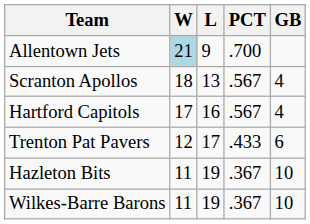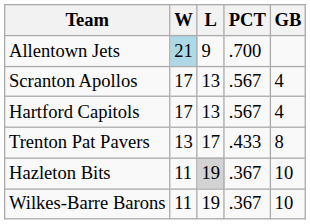(183, 81) 18 -> (183, 81) 17
(211, 112) 16 -> (211, 112) 13
(183, 142) 12 -> (183, 142) 13
(279, 142) 6 -> (279, 142) 8
(211, 173) no background -> (211, 173) lightgrey background
